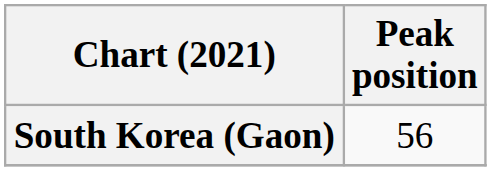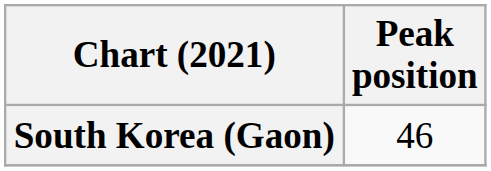(415, 134) 56 -> (415, 134) 46
